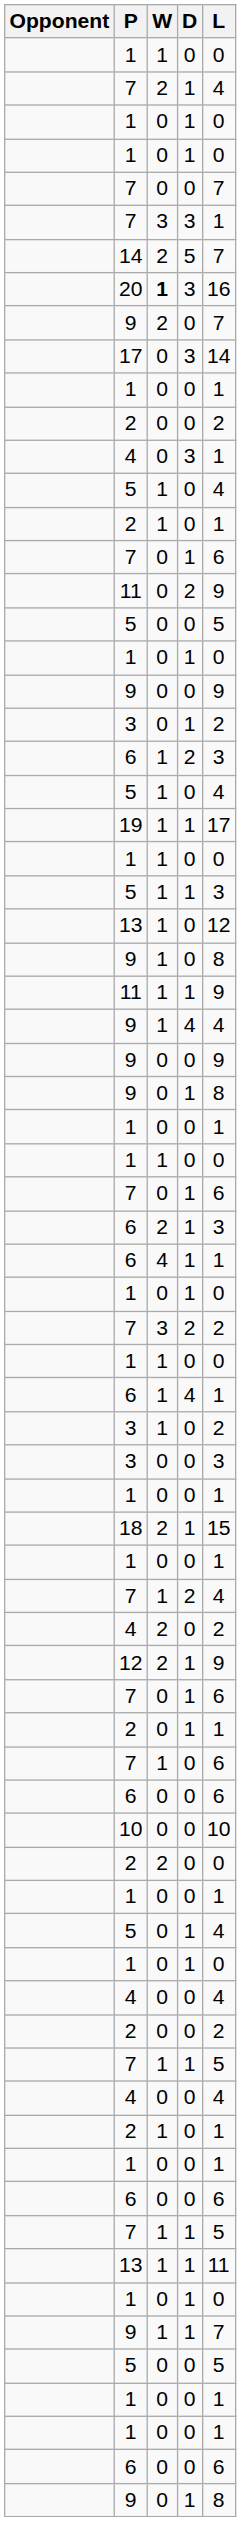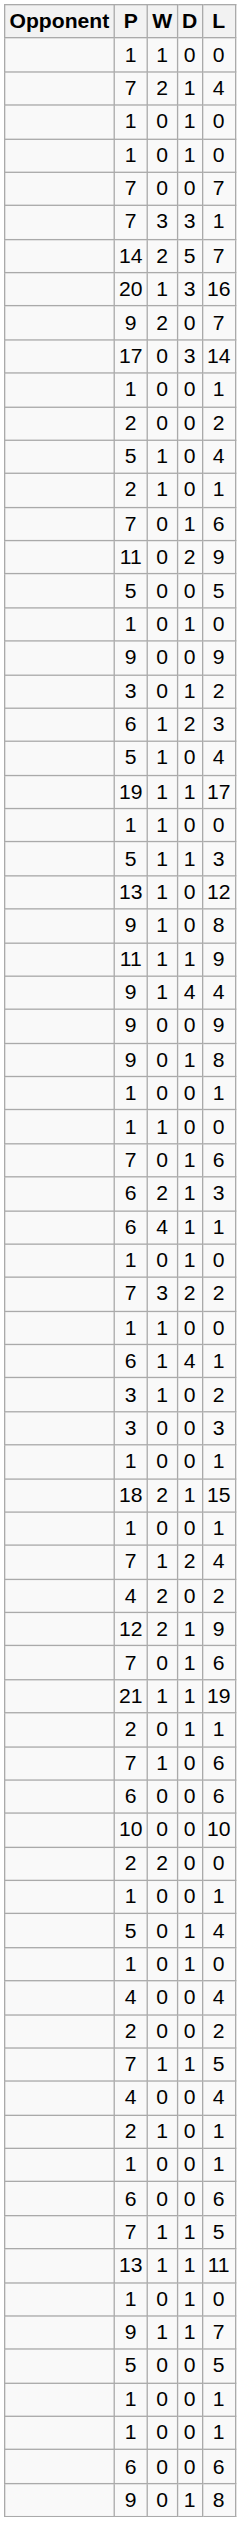(162, 289) bold -> (162, 289) normal
- row: (131, 456)
+ row: (131, 1695)
